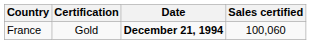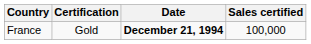(266, 30) 100,060 -> (266, 30) 100,000
